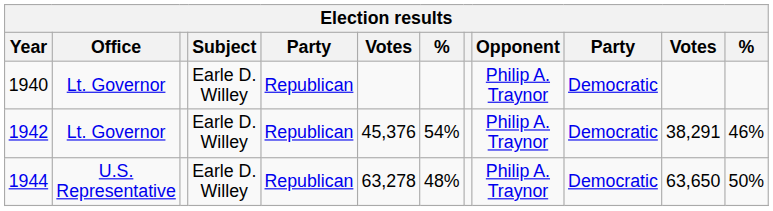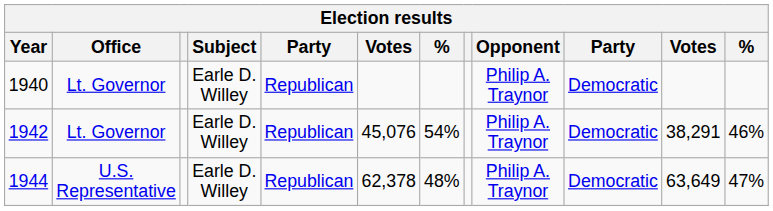(389, 133) 45,376 -> (389, 133) 45,076
(389, 181) 63,278 -> (389, 181) 62,378
(693, 181) 63,650 -> (693, 181) 63,649
(746, 181) 50% -> (746, 181) 47%
